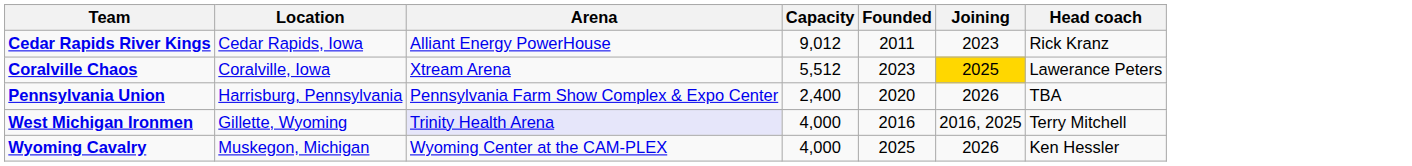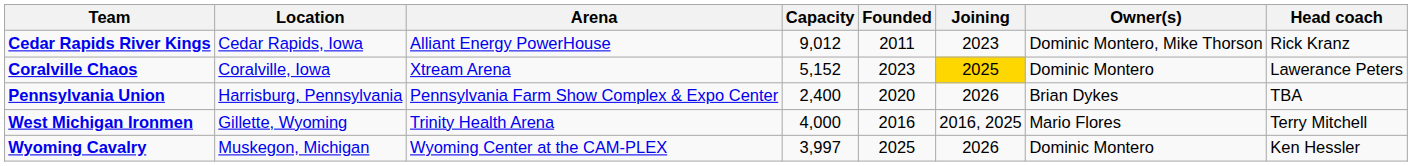+ column: (1146, 17)
(820, 69) 5,512 -> (820, 69) 5,152
(482, 122) lavender background -> (482, 122) no background
(820, 148) 4,000 -> (820, 148) 3,997
